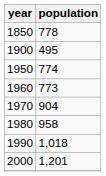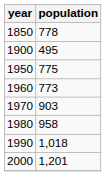(48, 69) 774 -> (48, 69) 775
(48, 106) 904 -> (48, 106) 903
